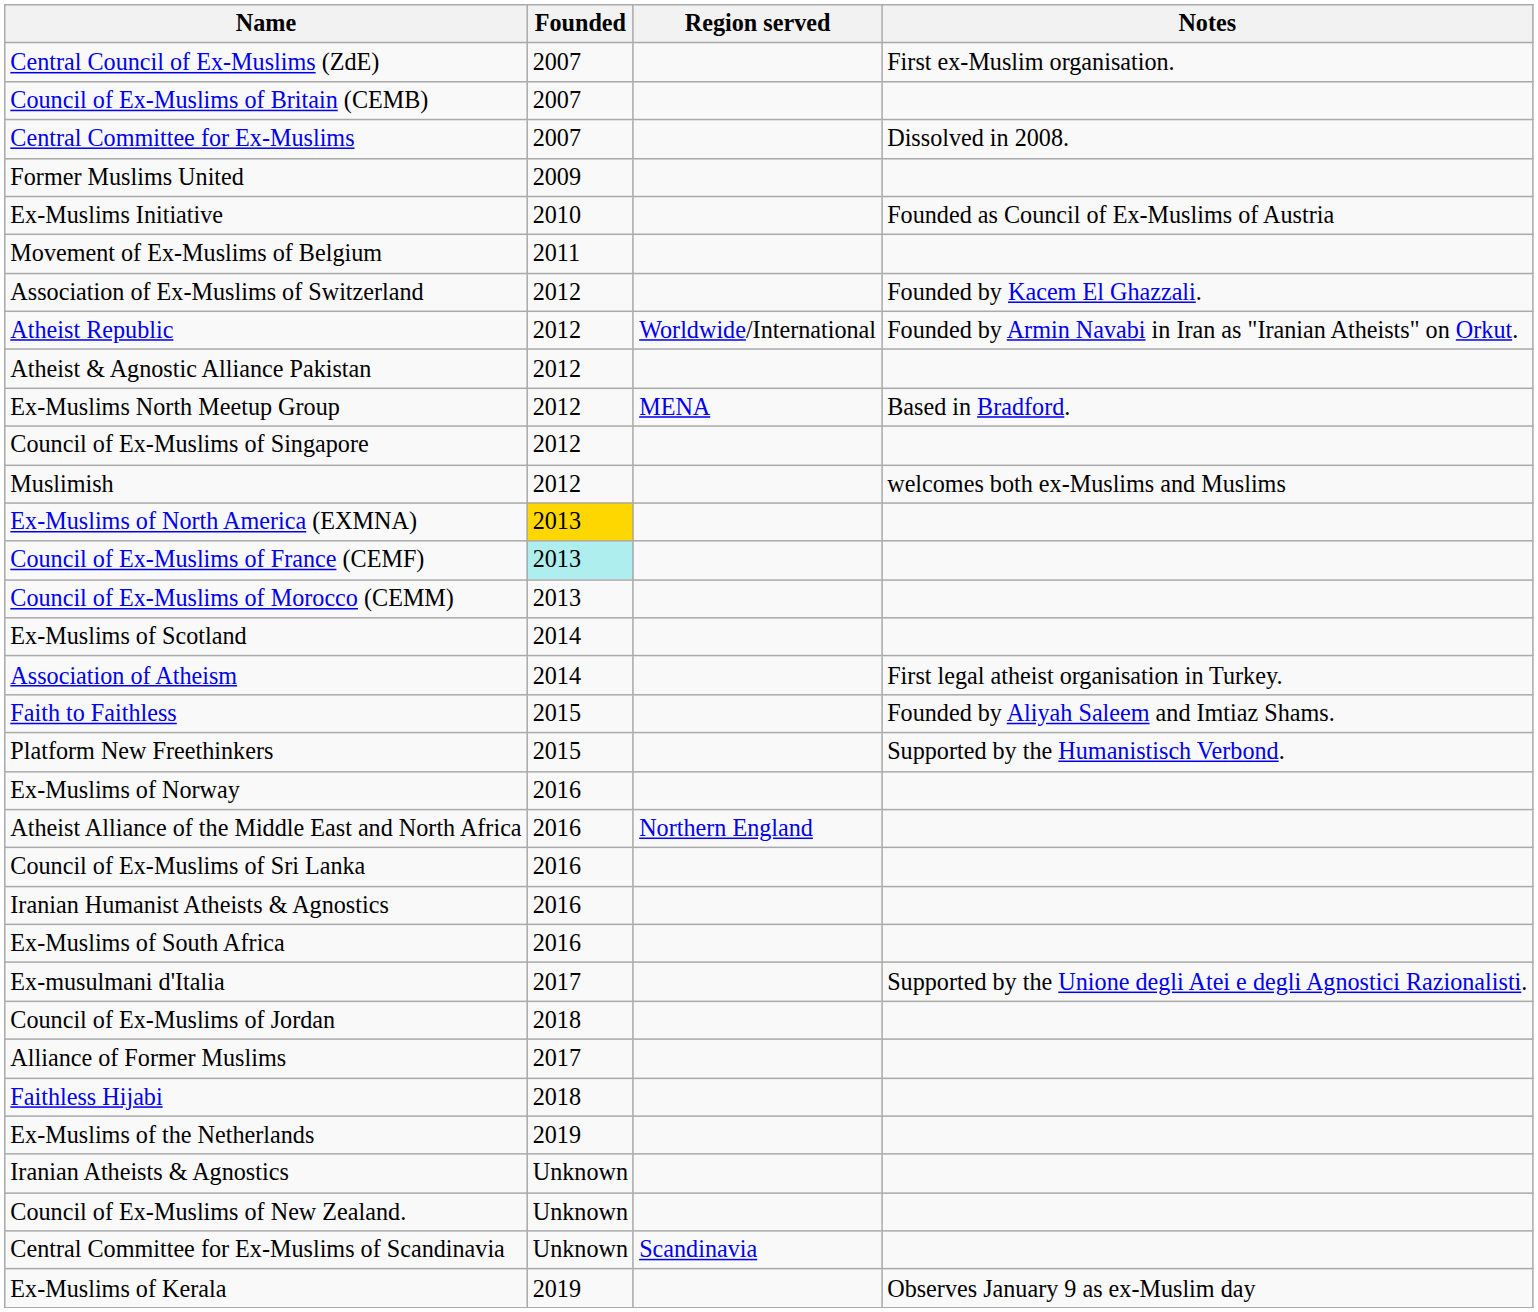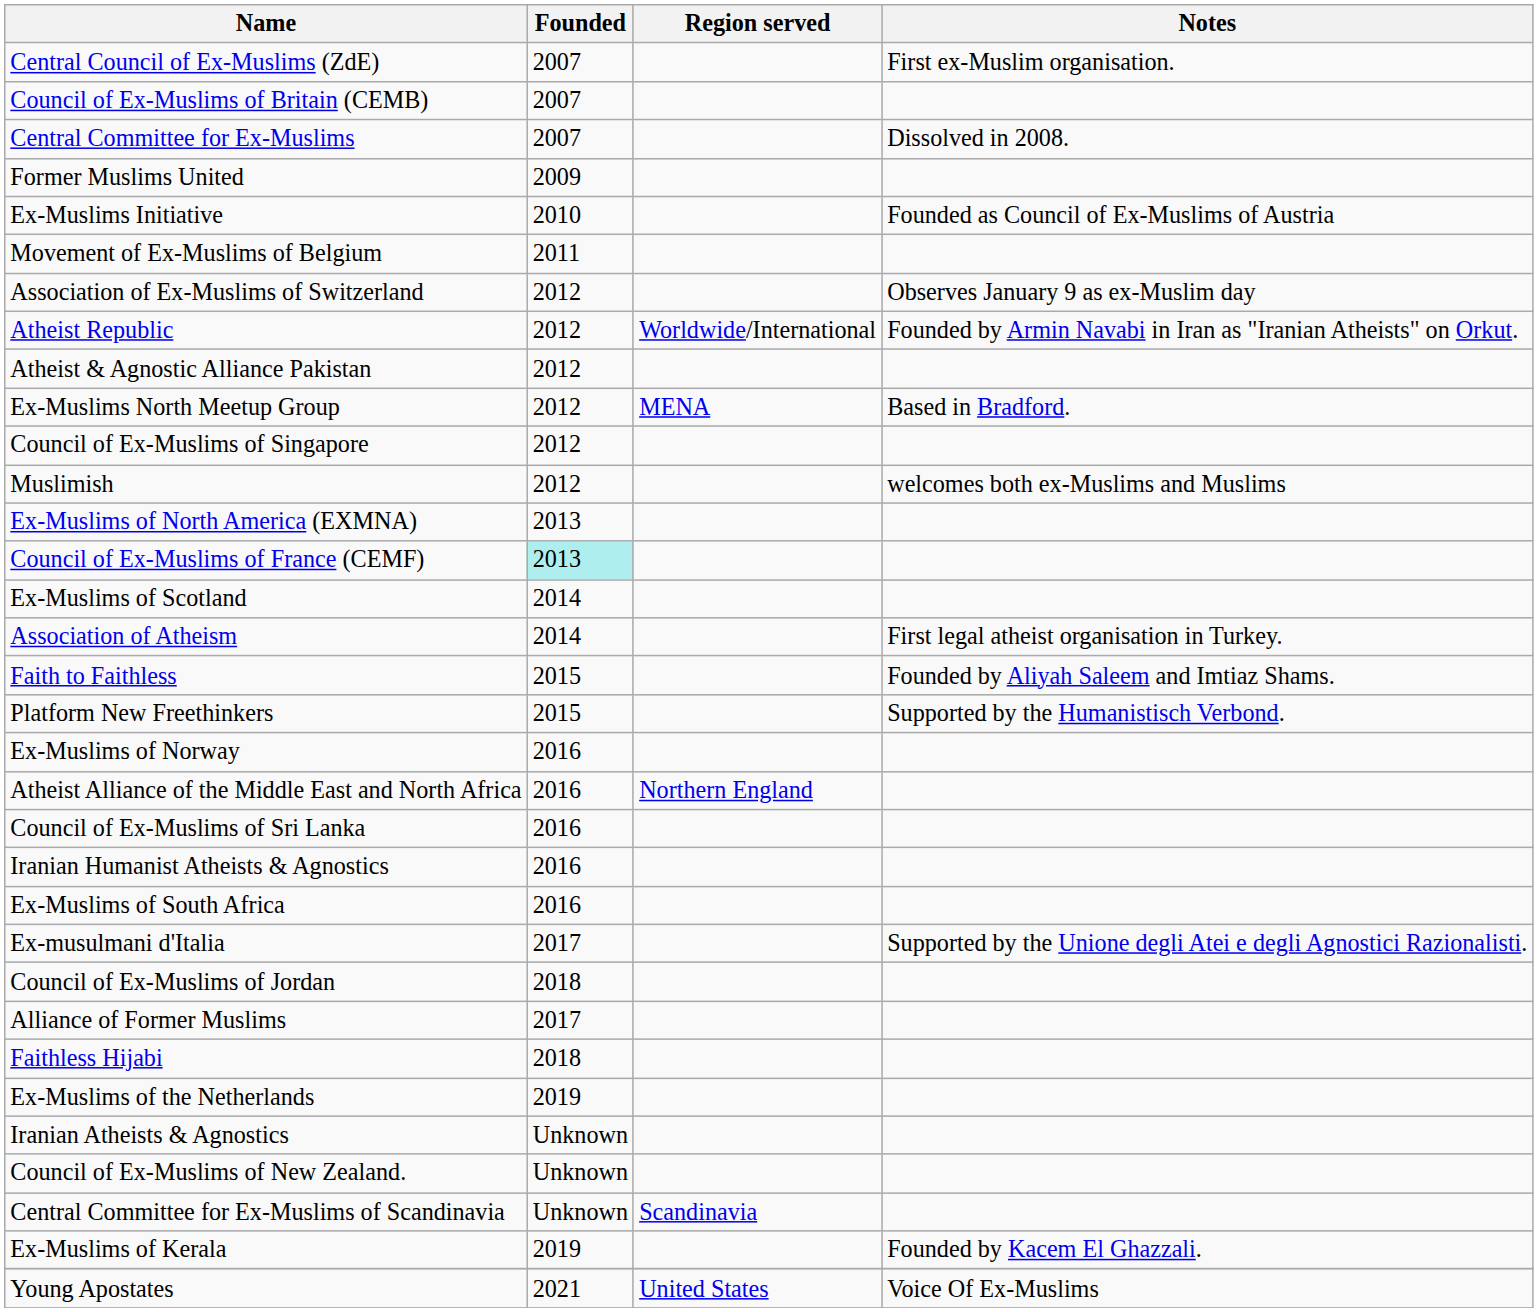(1045, 291) Founded by Kacem El Ghazzali. -> (1071, 291) Observes January 9 as ex-Muslim day
(557, 521) gold background -> (557, 521) no background
- row: (232, 598)
(1071, 1288) Observes January 9 as ex-Muslim day -> (1045, 1249) Founded by Kacem El Ghazzali.
+ row: (92, 1288)
